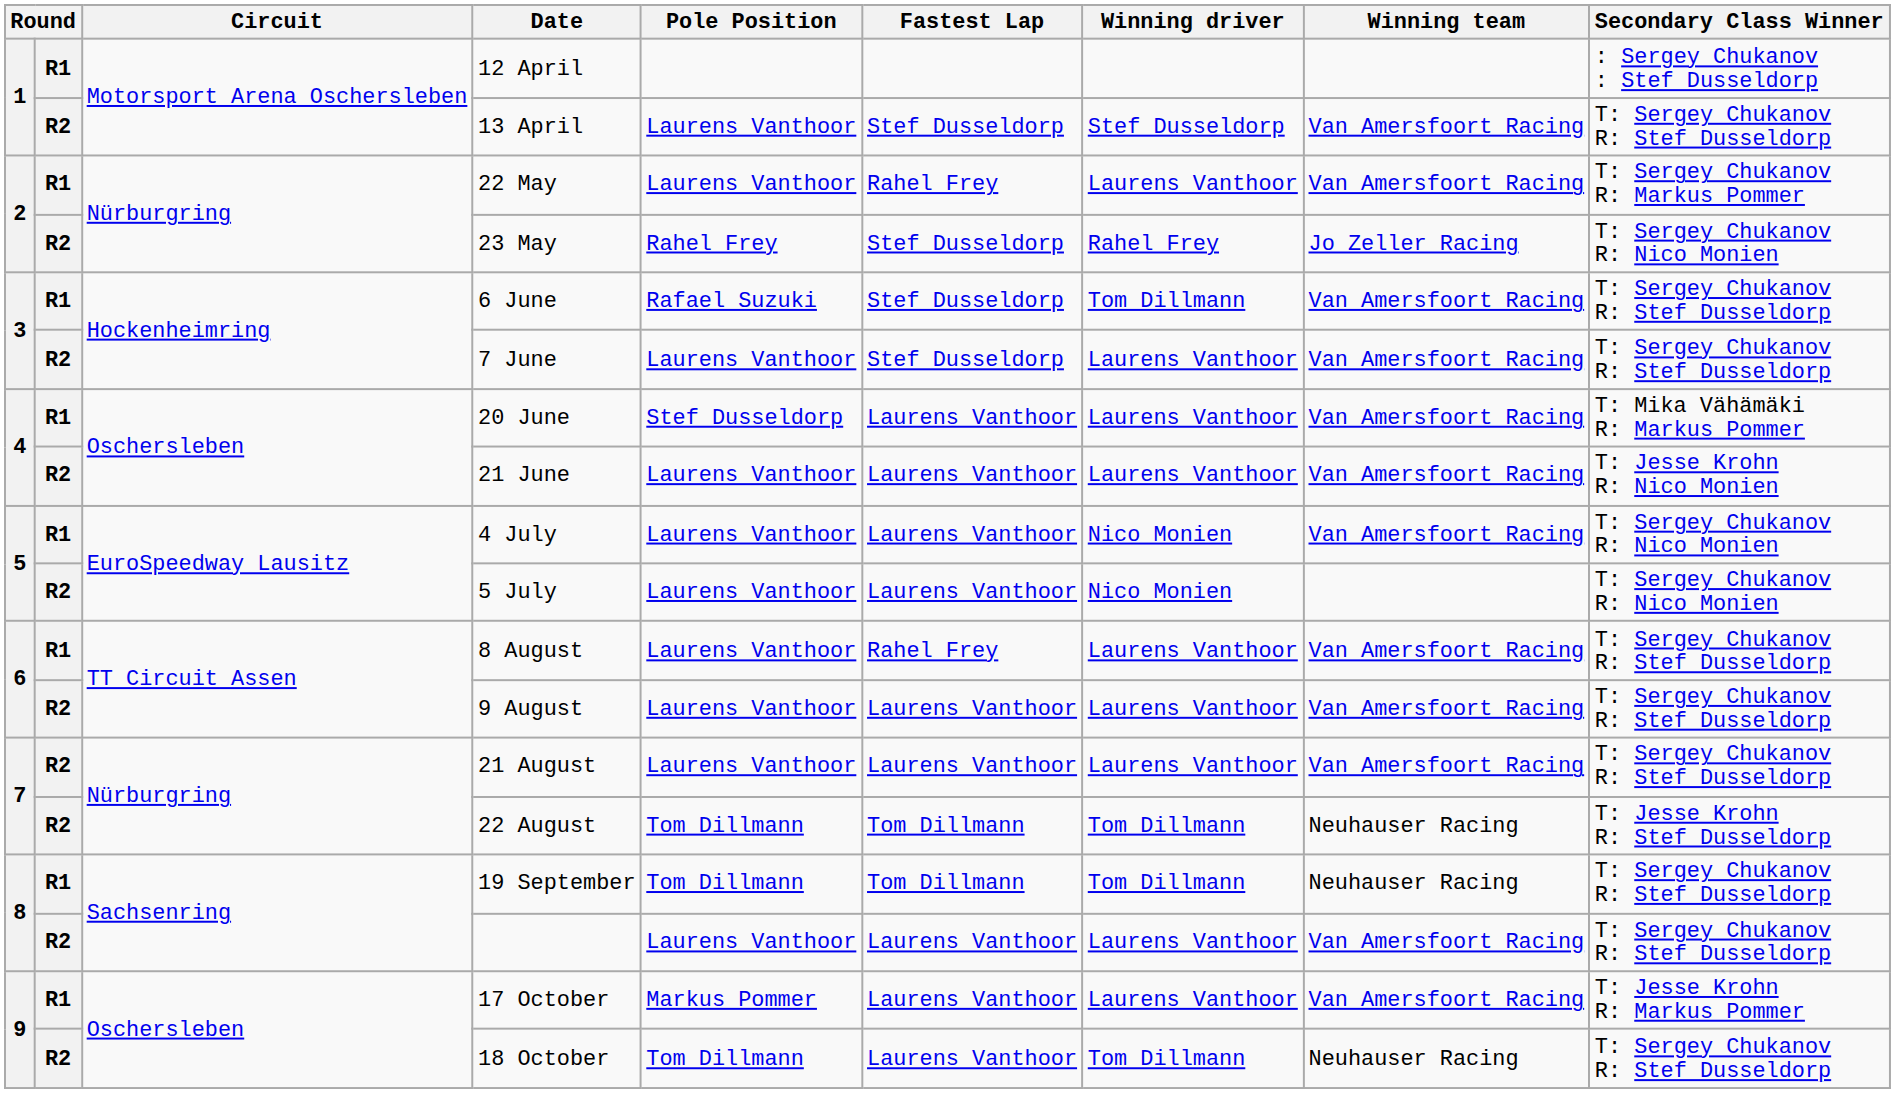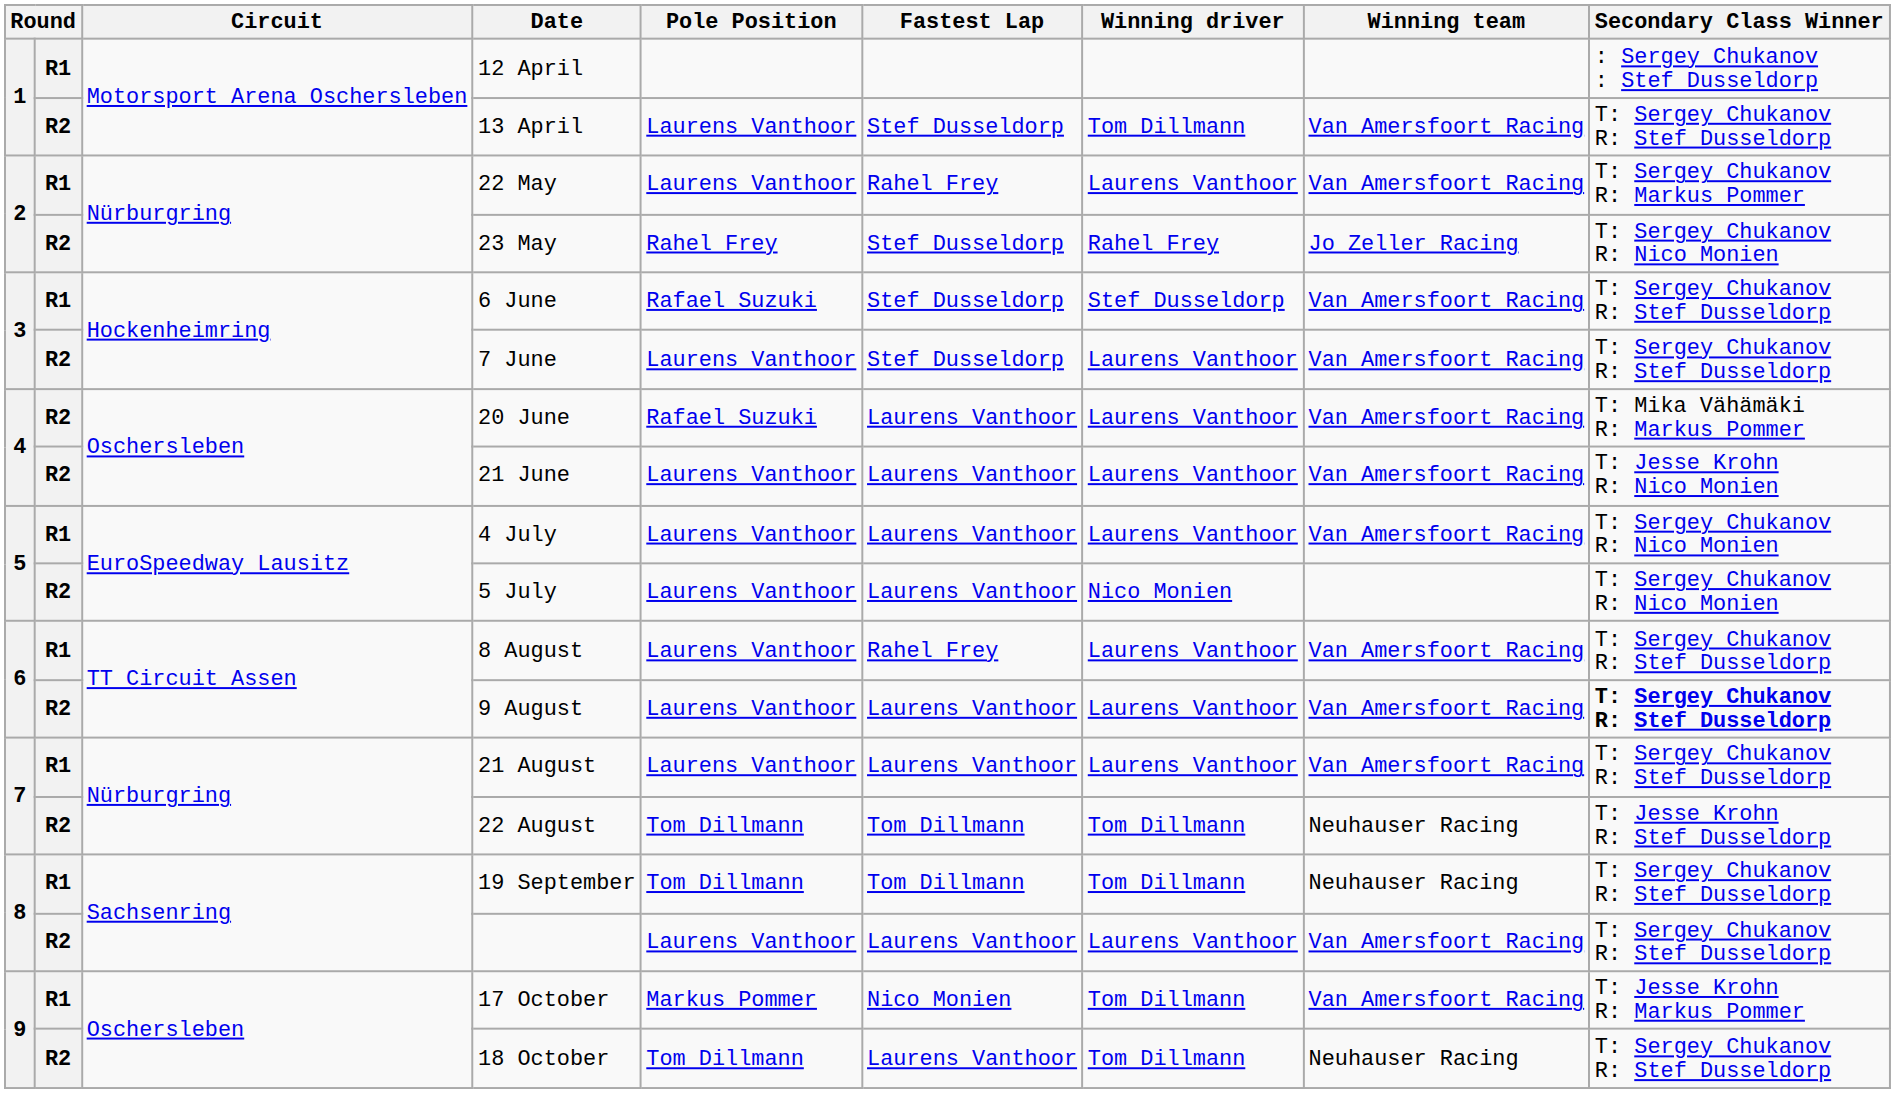(1186, 127) Stef Dusseldorp -> (1167, 127) Tom Dillmann
(1167, 302) Tom Dillmann -> (1186, 302) Stef Dusseldorp
(58, 418) R1 -> (58, 418) R2
(745, 418) Stef Dusseldorp -> (732, 418) Rafael Suzuki
(1160, 534) Nico Monien -> (1193, 534) Laurens Vanthoor
(1713, 709) normal -> (1713, 709) bold
(58, 767) R2 -> (58, 767) R1
(972, 1000) Laurens Vanthoor -> (939, 1000) Nico Monien
(1193, 1000) Laurens Vanthoor -> (1167, 1000) Tom Dillmann
